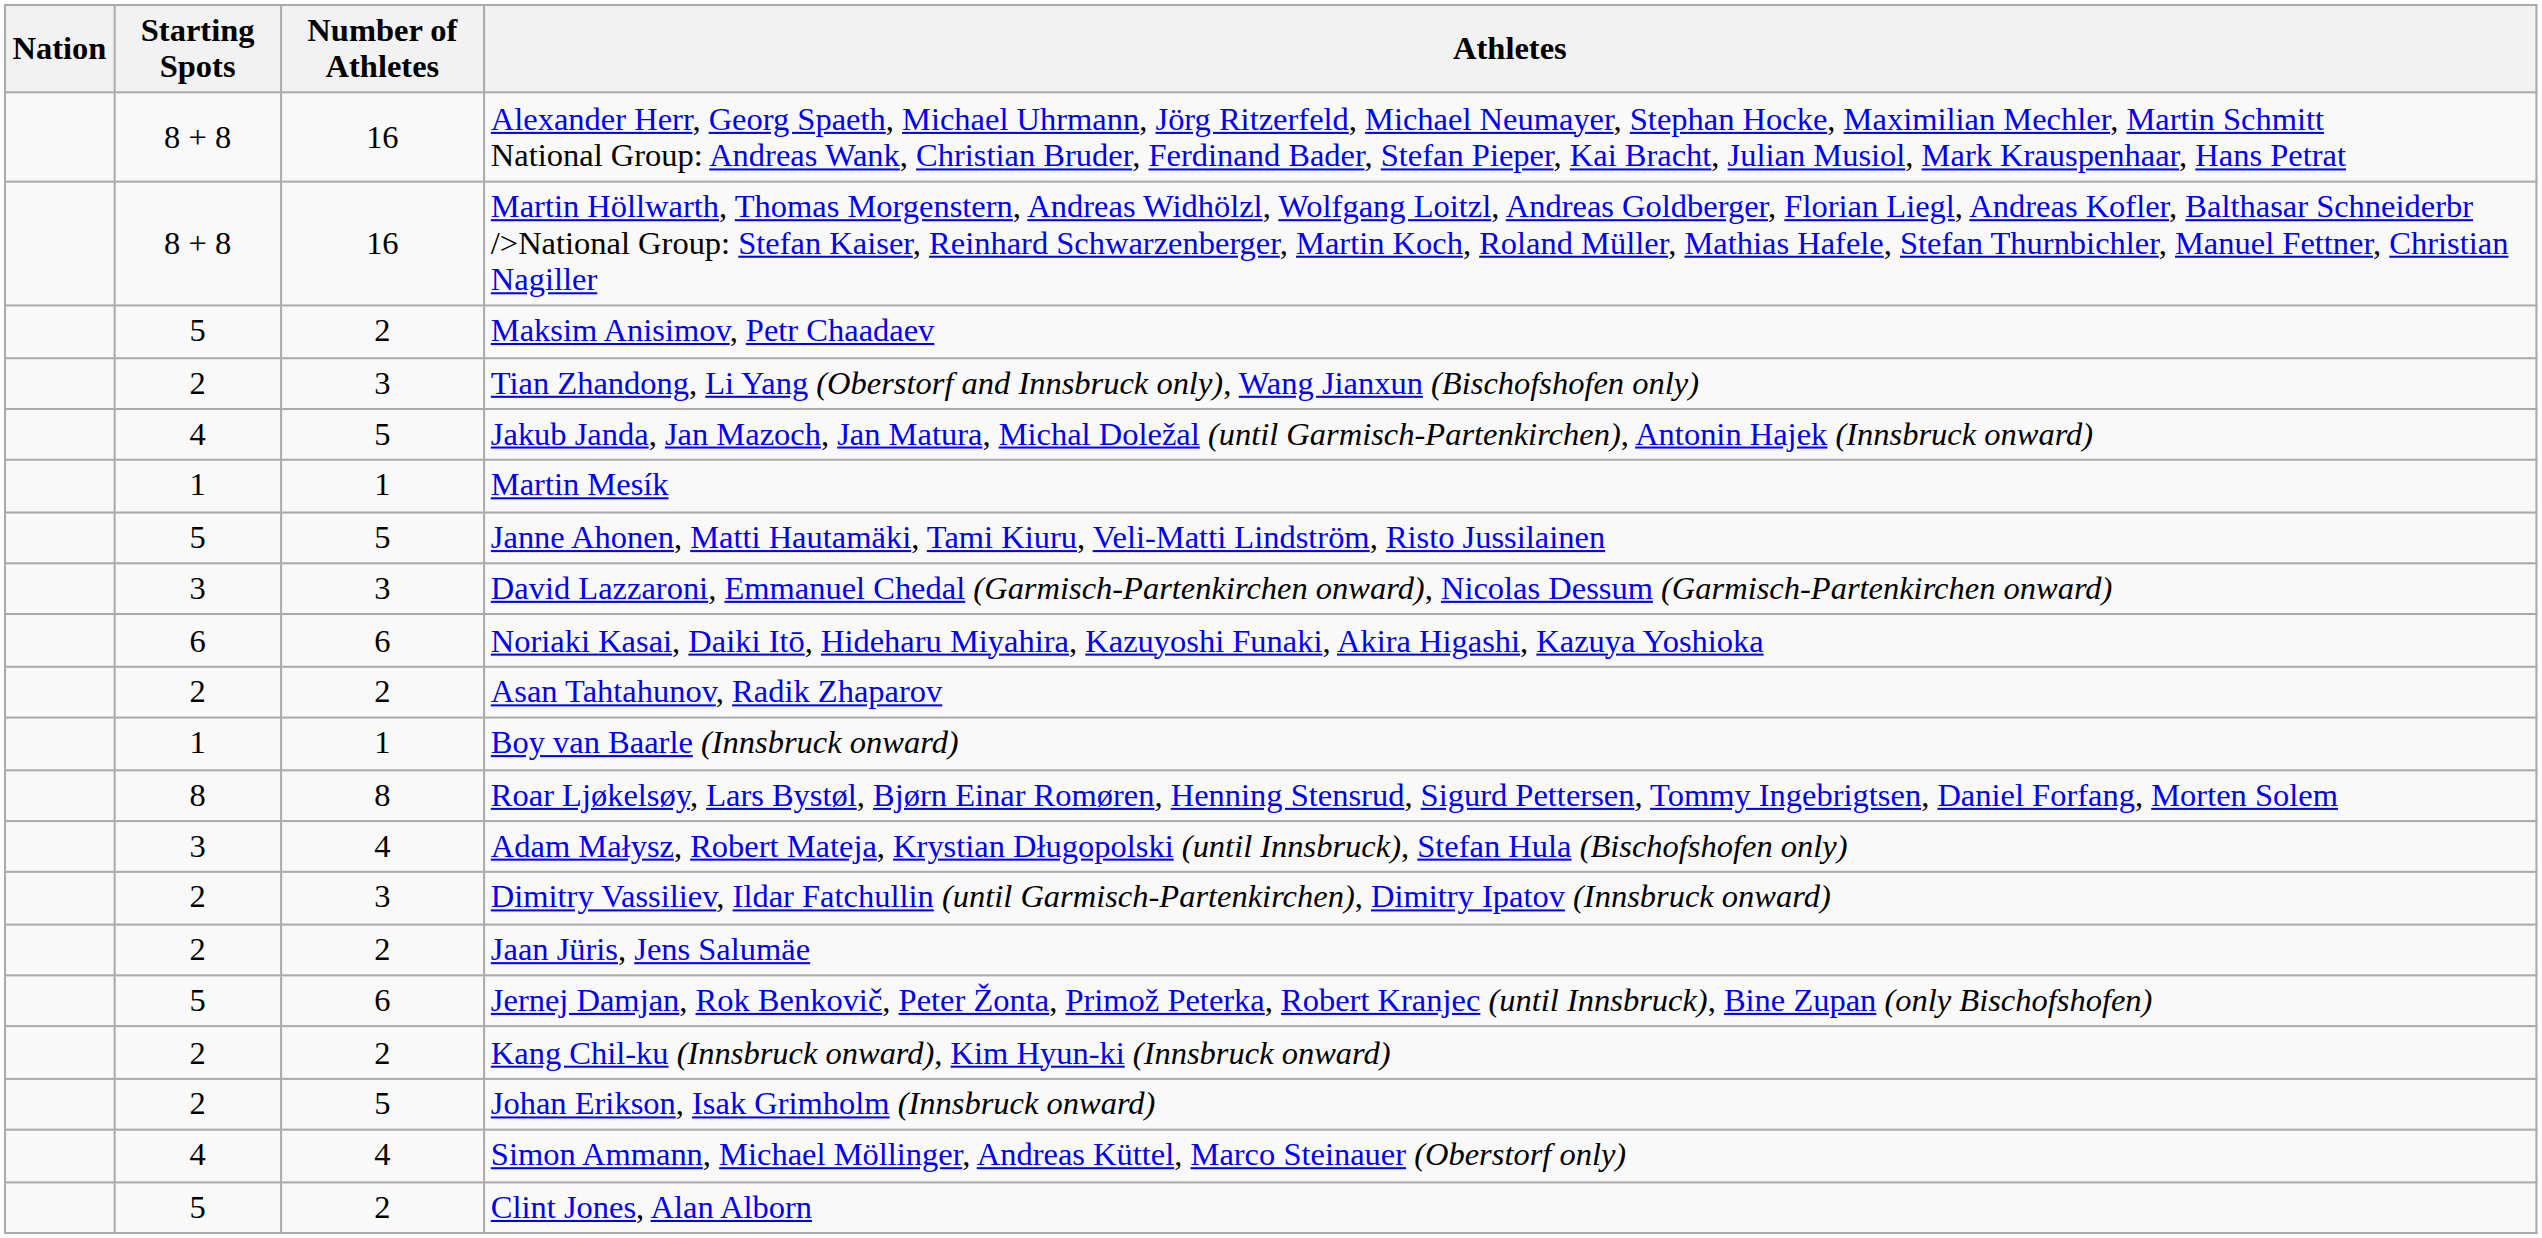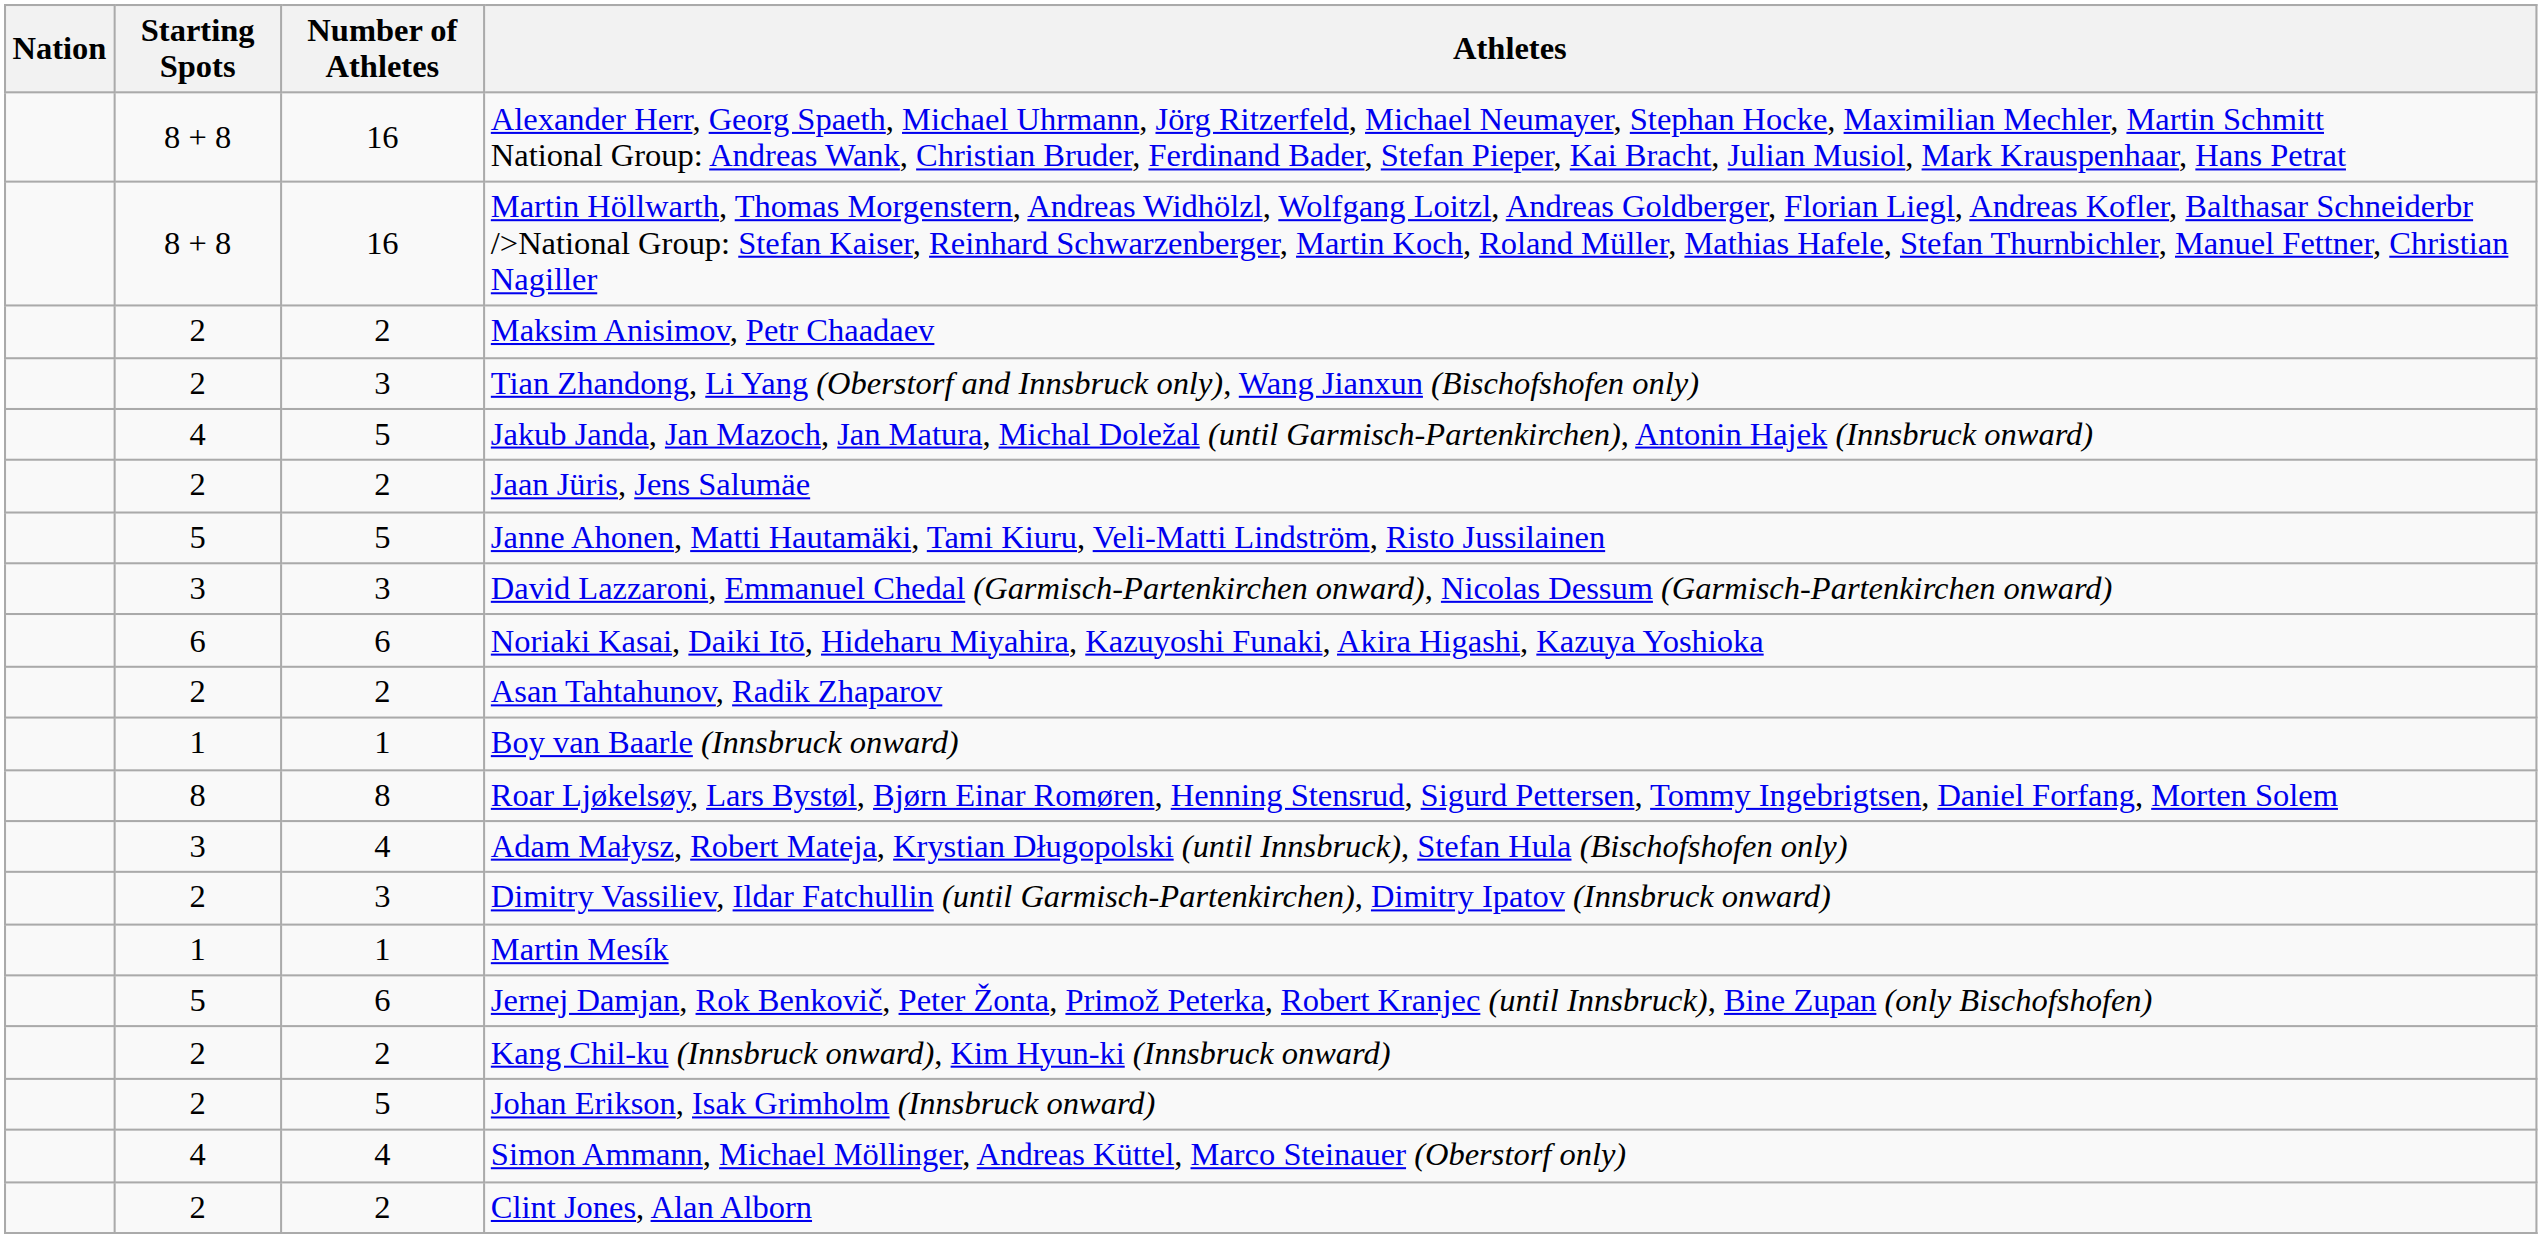(198, 330) 5 -> (198, 330) 2
rows swapped: (650, 949) <-> (580, 485)
(198, 1206) 5 -> (198, 1206) 2
